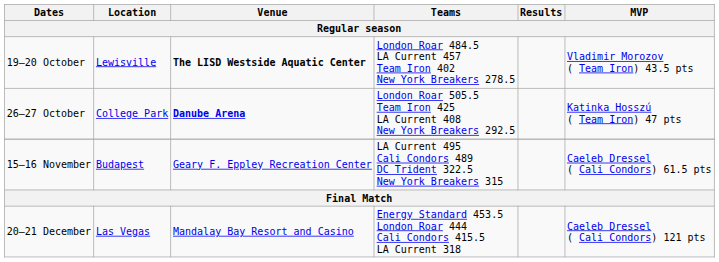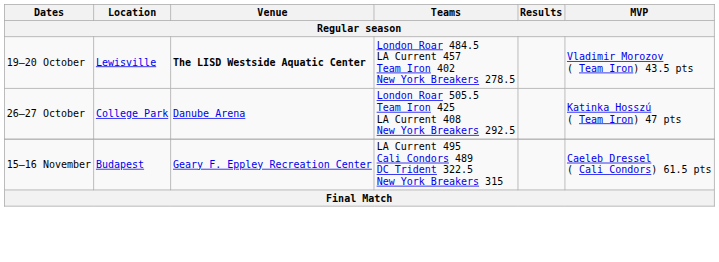(209, 113) bold -> (209, 113) normal
- row: (49, 232)
